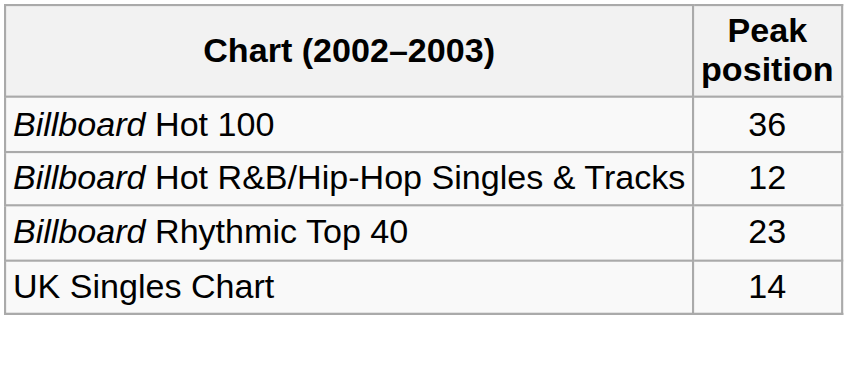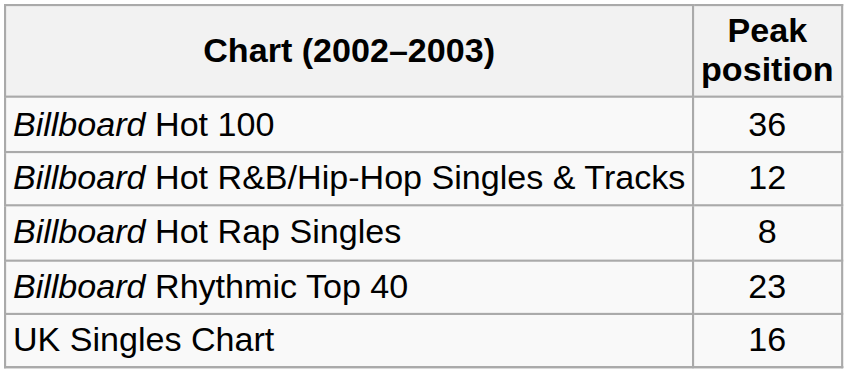+ row: (207, 232)
(767, 286) 14 -> (767, 340) 16
